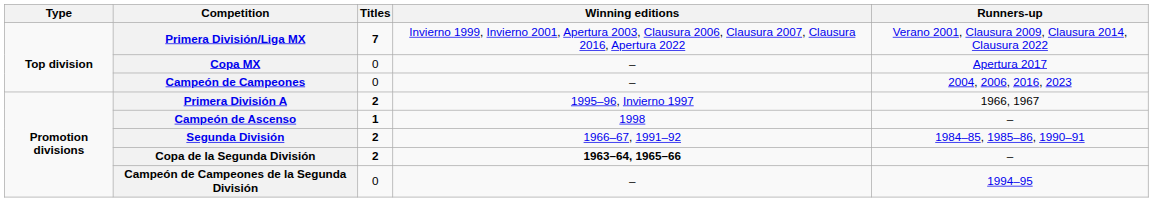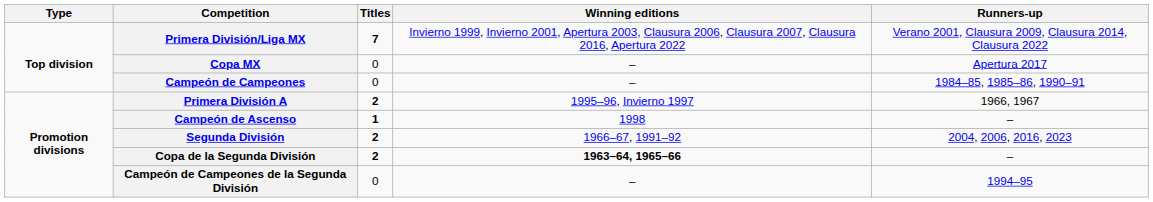(1010, 82) 2004, 2006, 2016, 2023 -> (1010, 82) 1984–85, 1985–86, 1990–91
(1010, 138) 1984–85, 1985–86, 1990–91 -> (1010, 138) 2004, 2006, 2016, 2023
